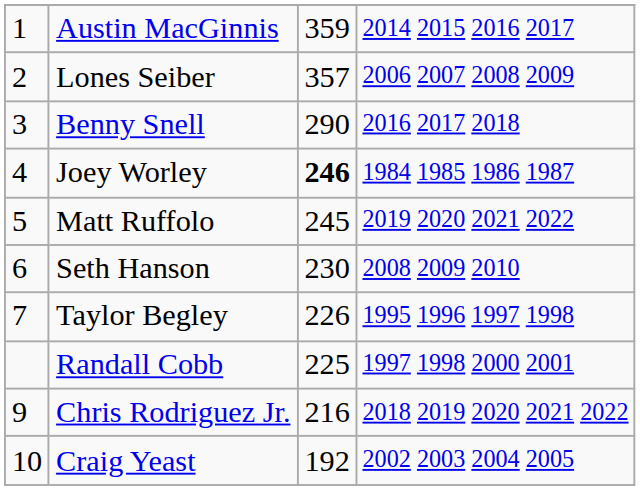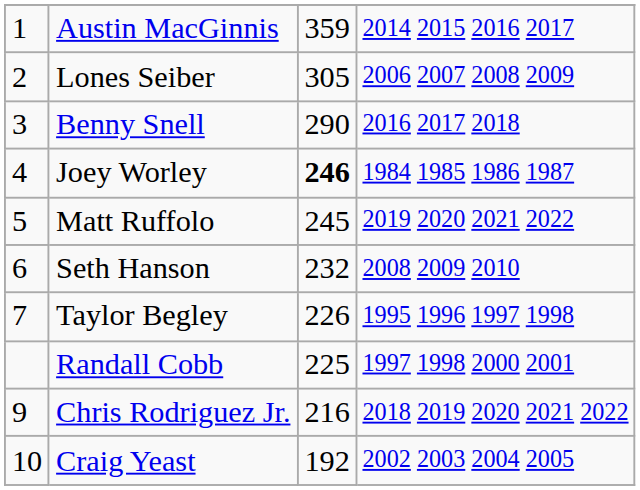(327, 76) 357 -> (327, 76) 305
(327, 268) 230 -> (327, 268) 232
